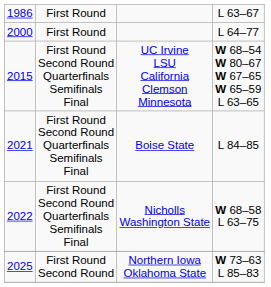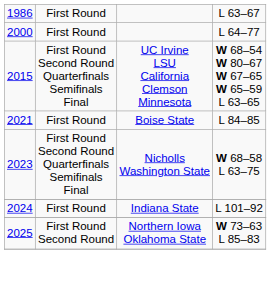(76, 146) First Round Second Round Quarterfinals Semifinals Final -> (76, 120) First Round
(20, 216) 2022 -> (20, 164) 2023
+ row: (165, 208)
